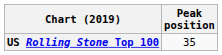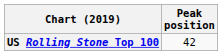(189, 42) 35 -> (189, 42) 42
